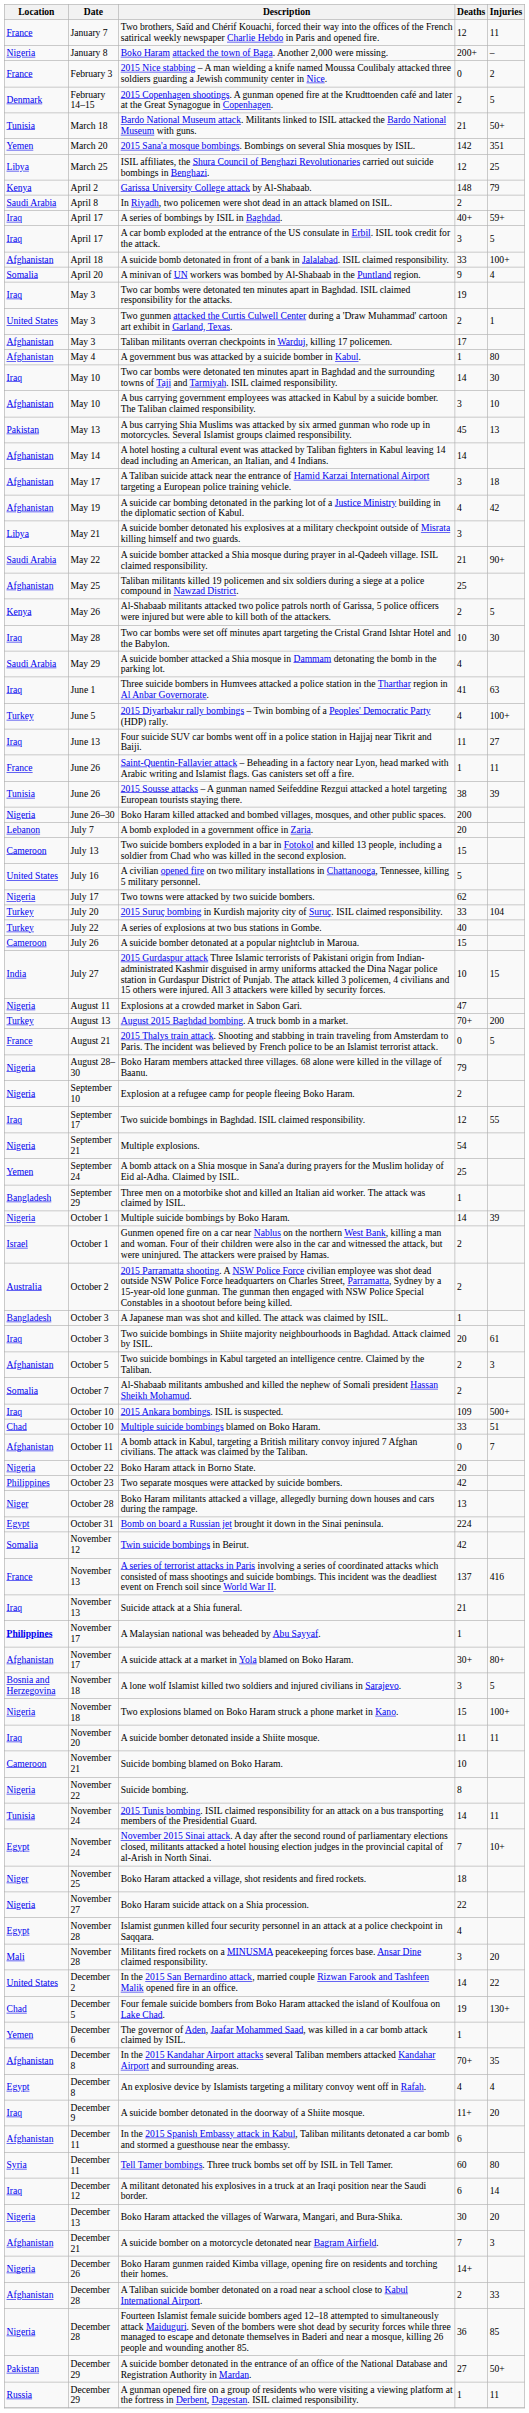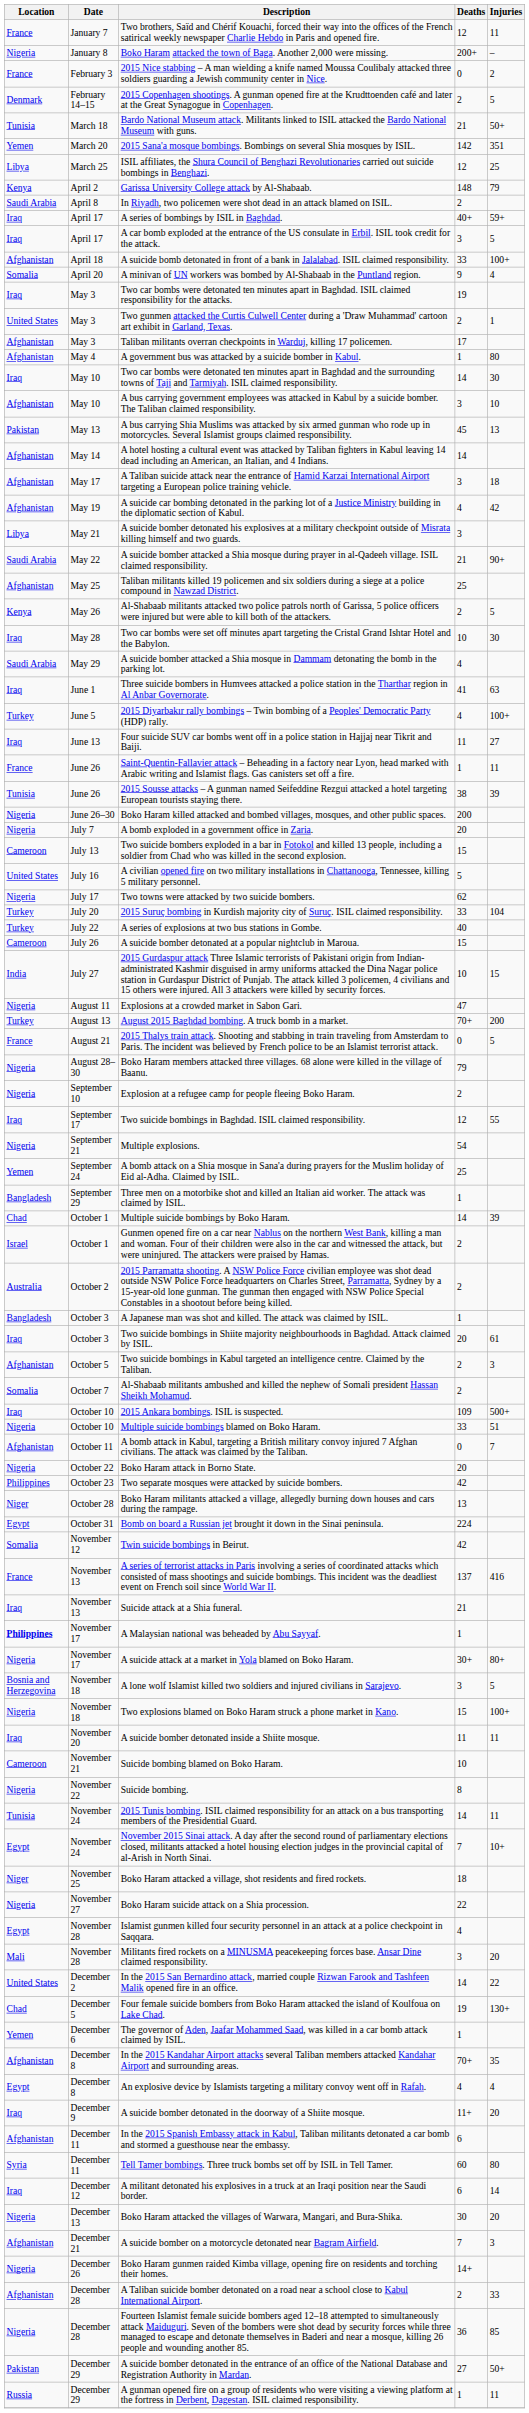(23, 830) Lebanon -> (21, 830) Nigeria
(21, 1218) Nigeria -> (17, 1218) Chad
(17, 1426) Chad -> (21, 1426) Nigeria
(30, 1660) Afghanistan -> (21, 1660) Nigeria
